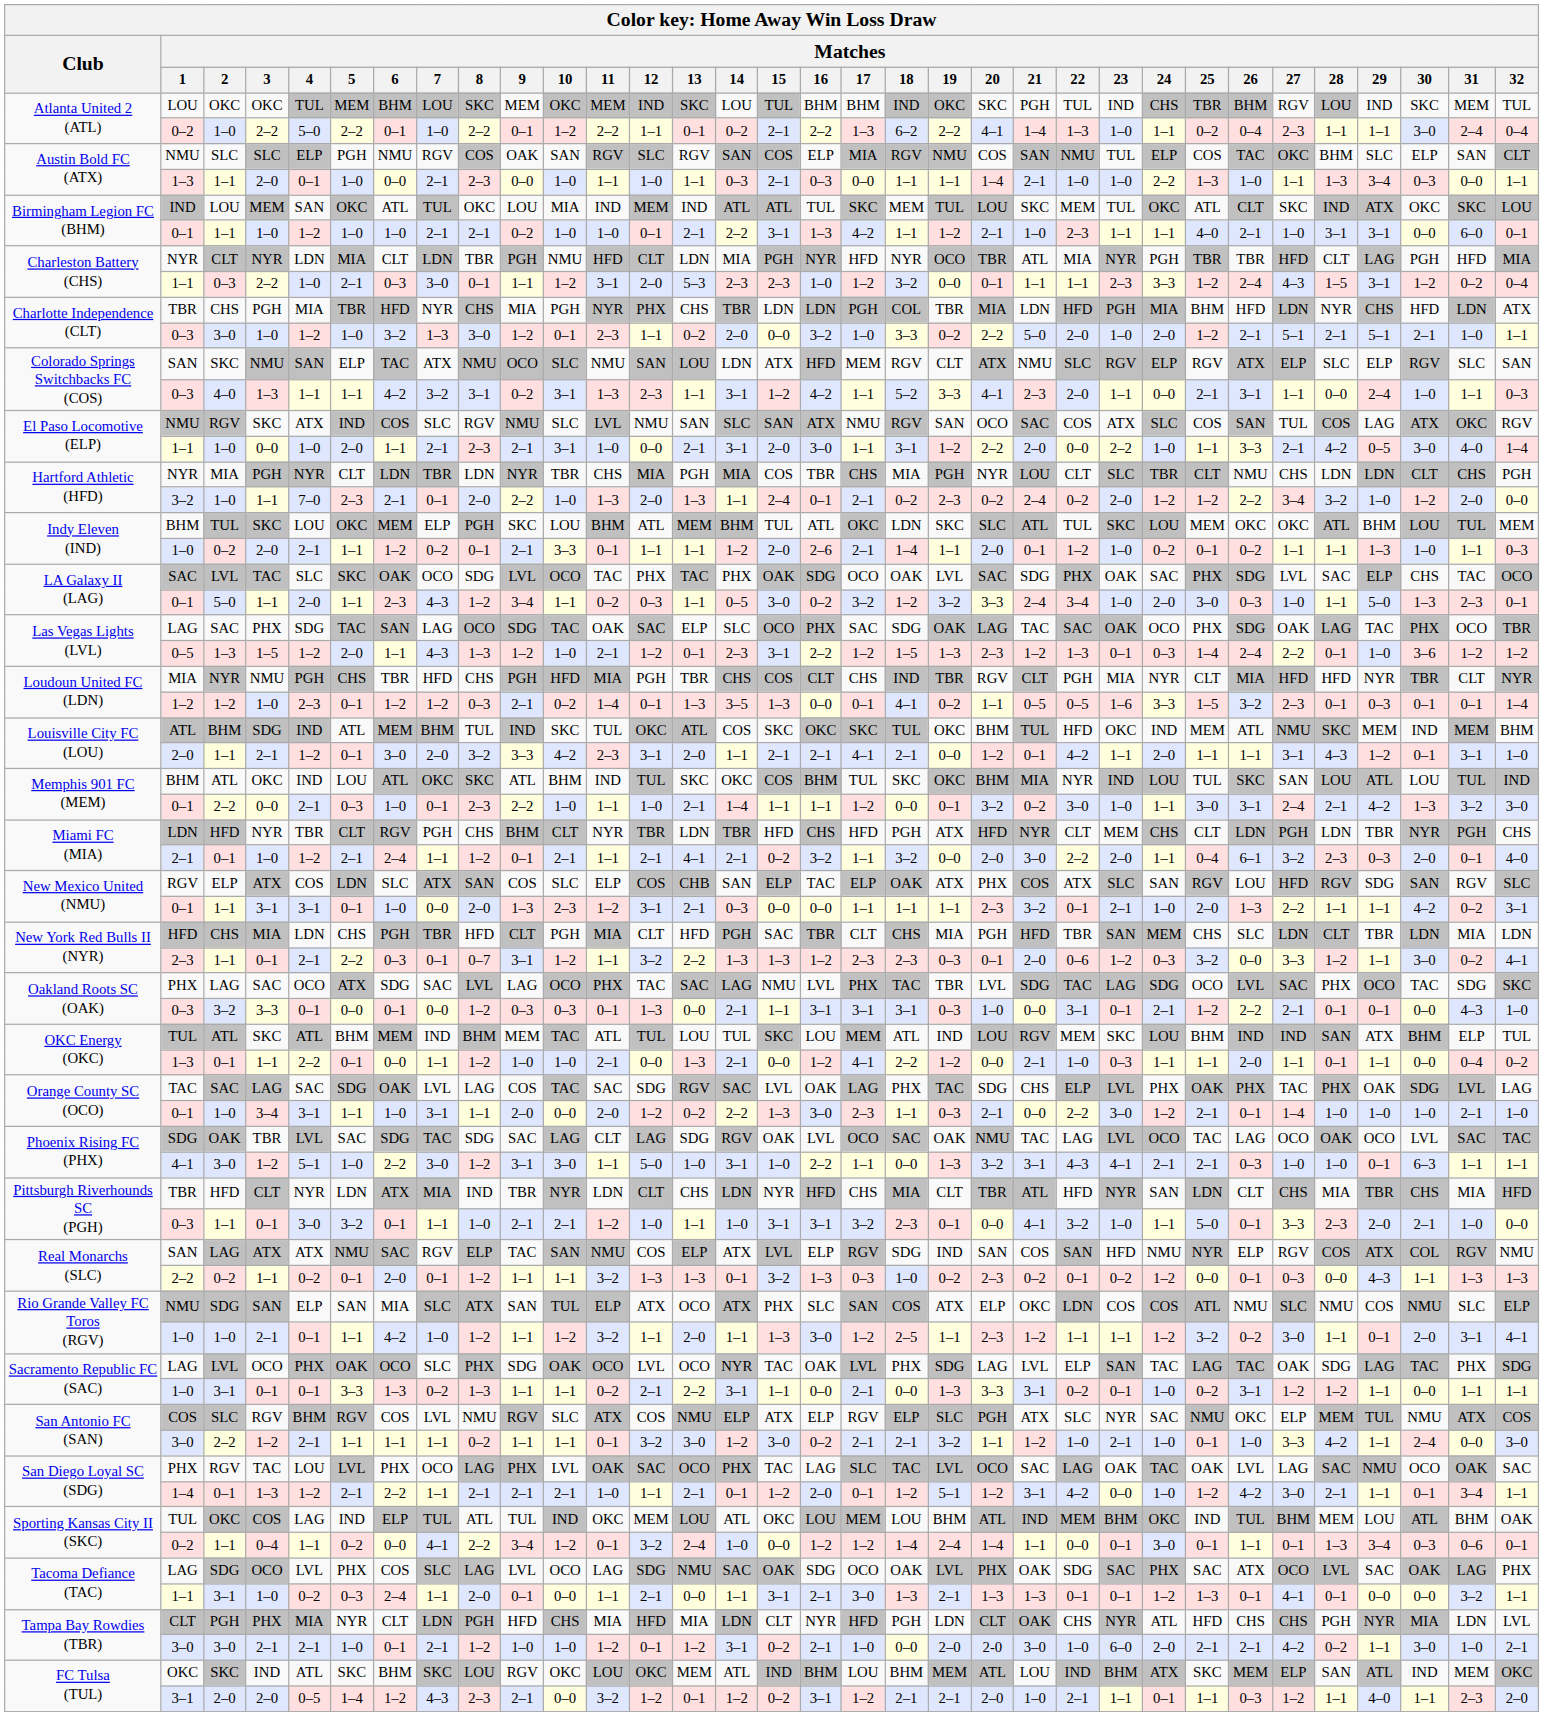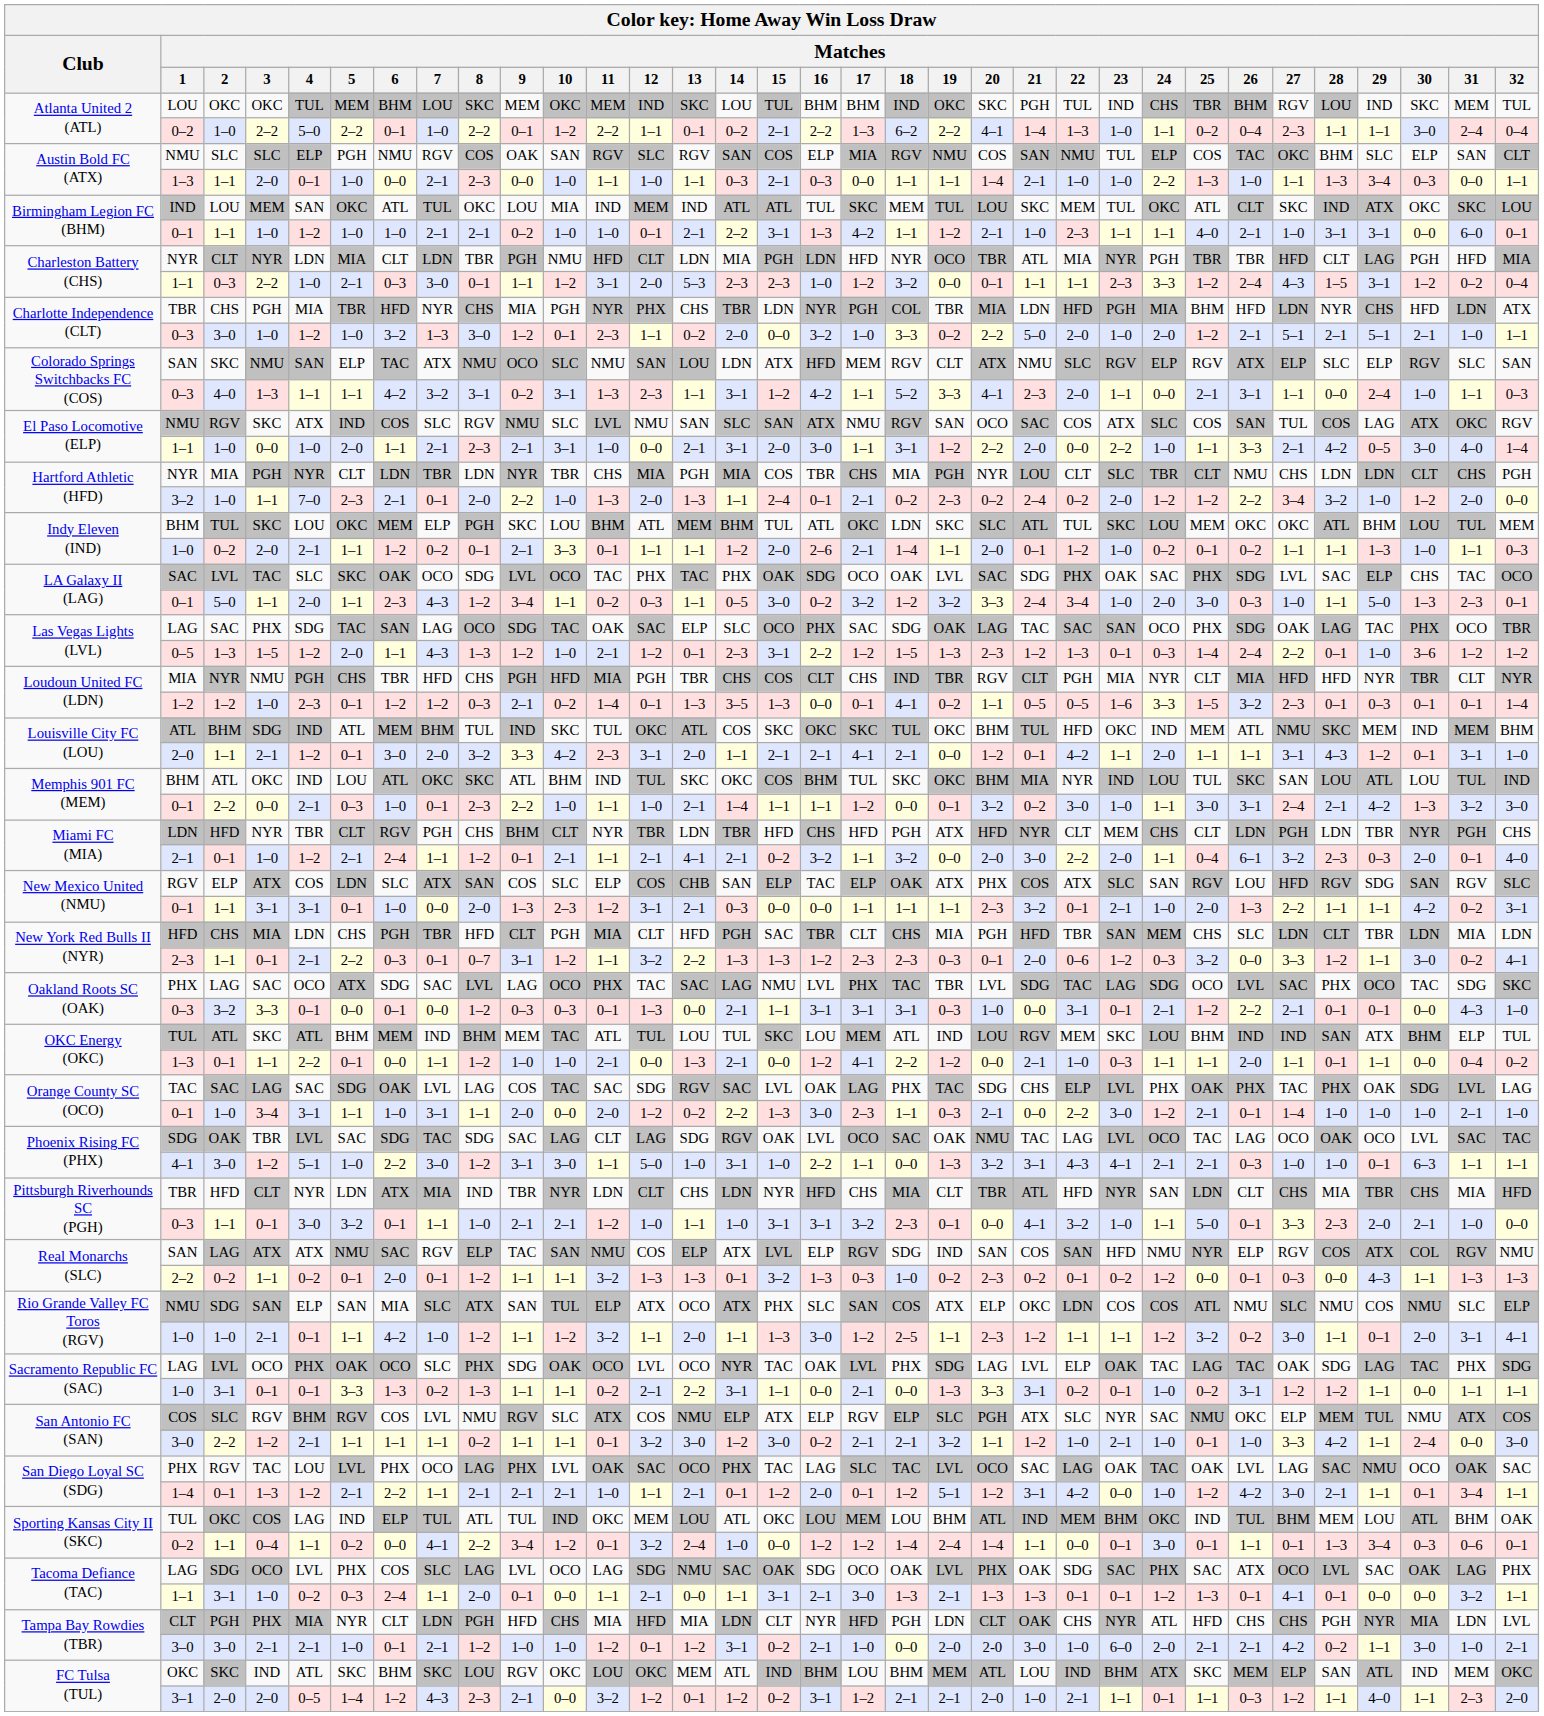(821, 258) NYR -> (821, 258) LDN
(821, 309) LDN -> (821, 309) NYR
(1121, 627) OAK -> (1121, 627) SAN
(1121, 1366) SAN -> (1121, 1366) OAK
